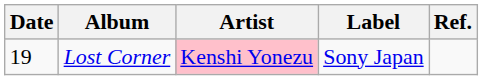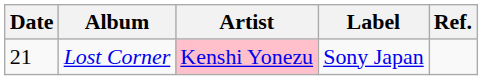(21, 56) 19 -> (21, 56) 21
